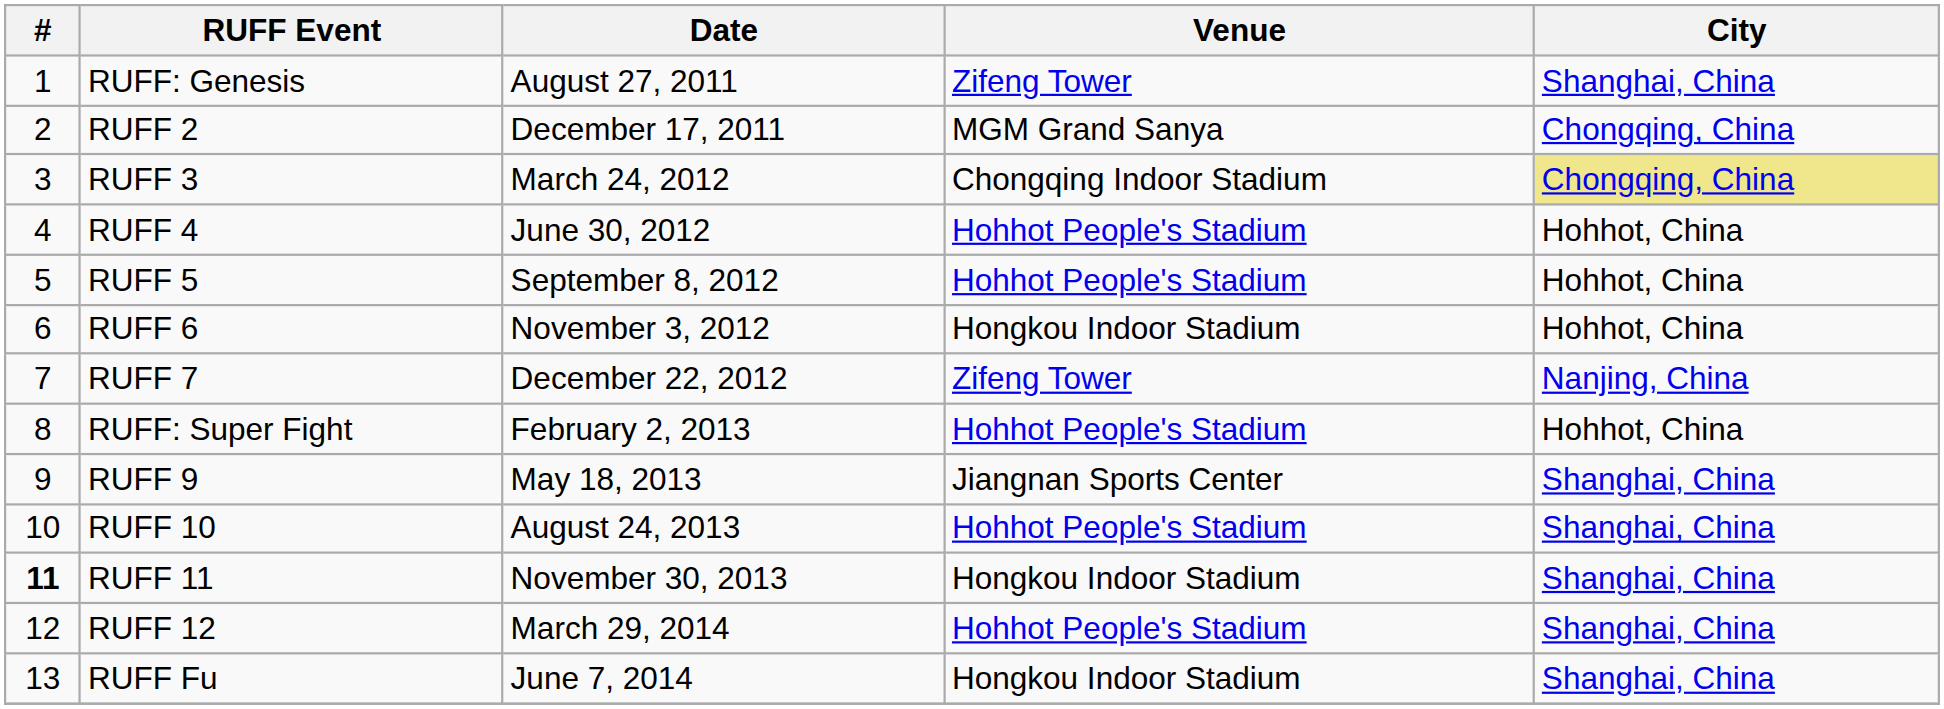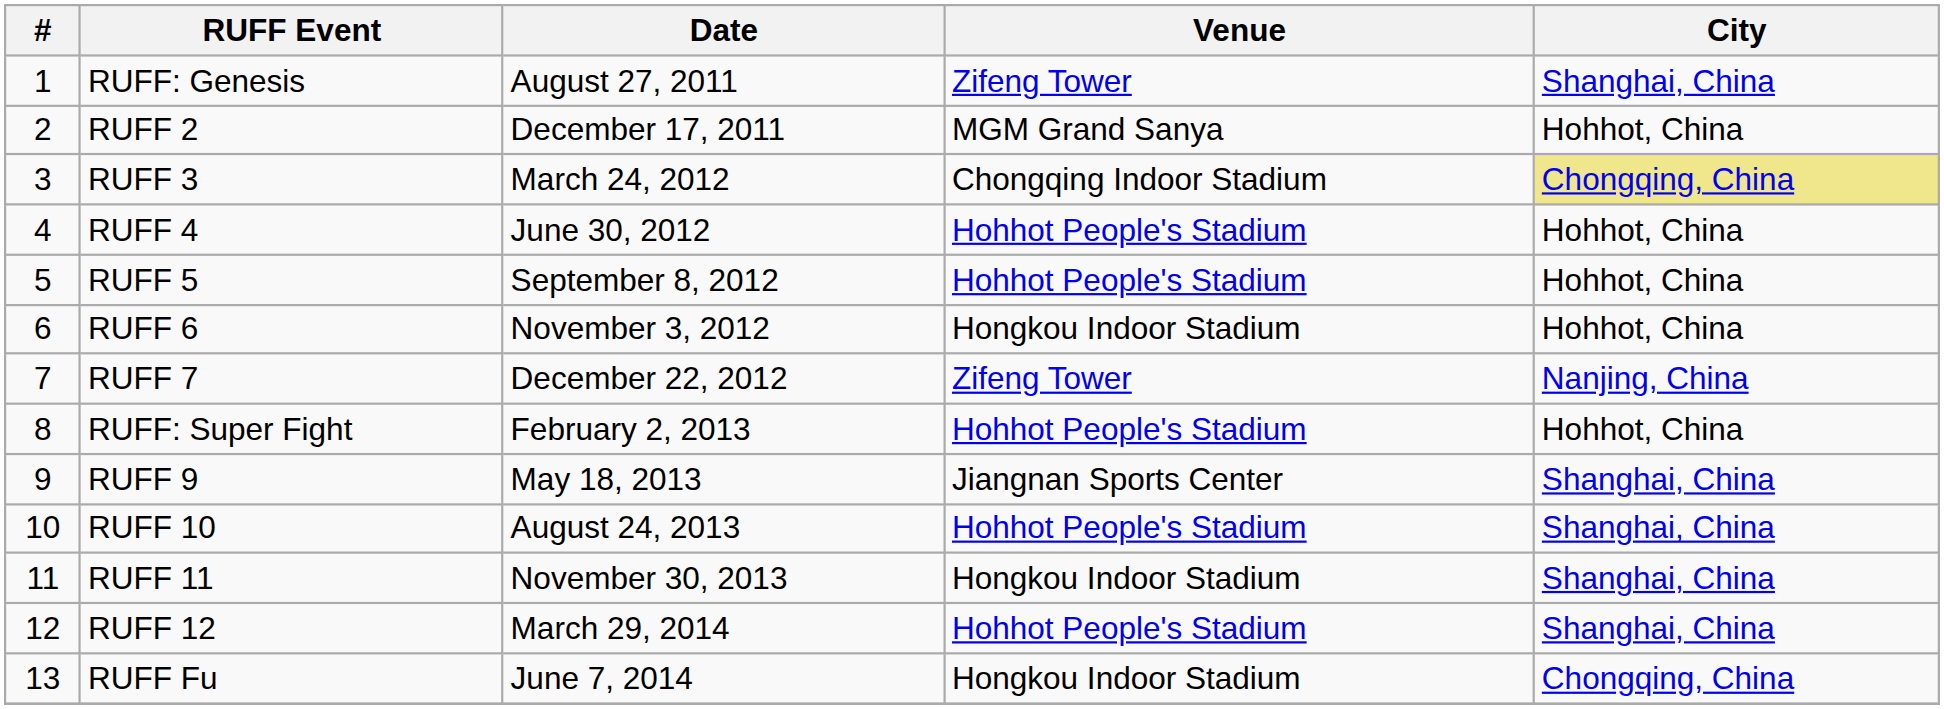(1668, 130) Chongqing, China -> (1643, 130) Hohhot, China
(43, 578) bold -> (43, 578) normal
(1658, 678) Shanghai, China -> (1668, 678) Chongqing, China
